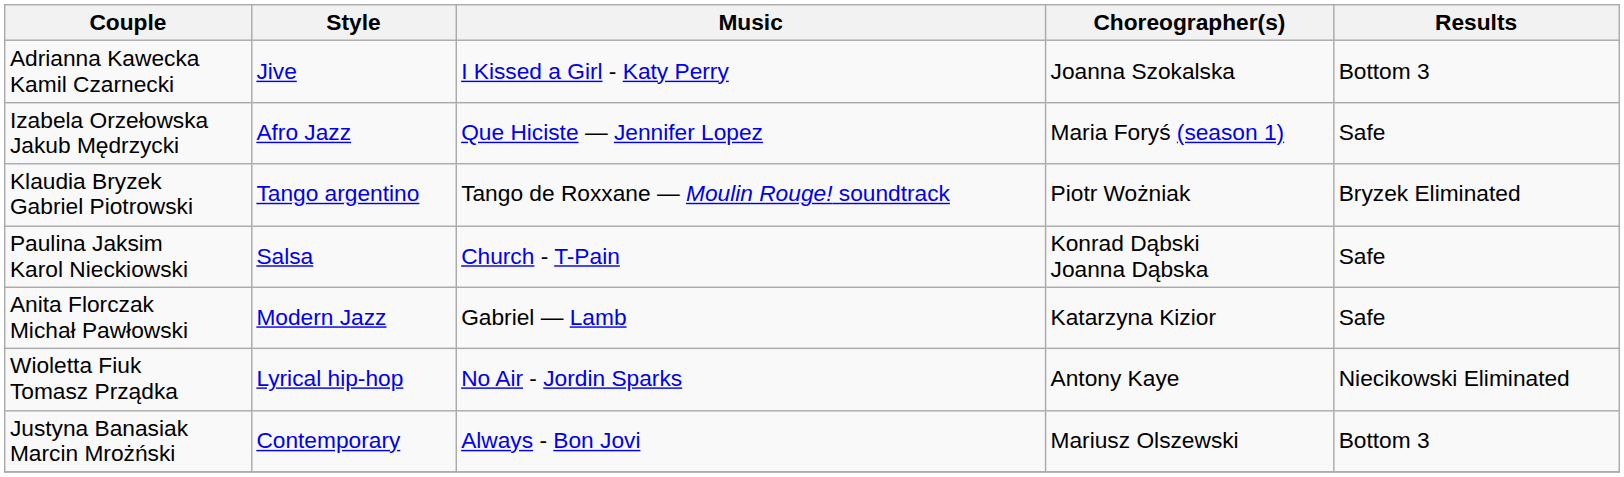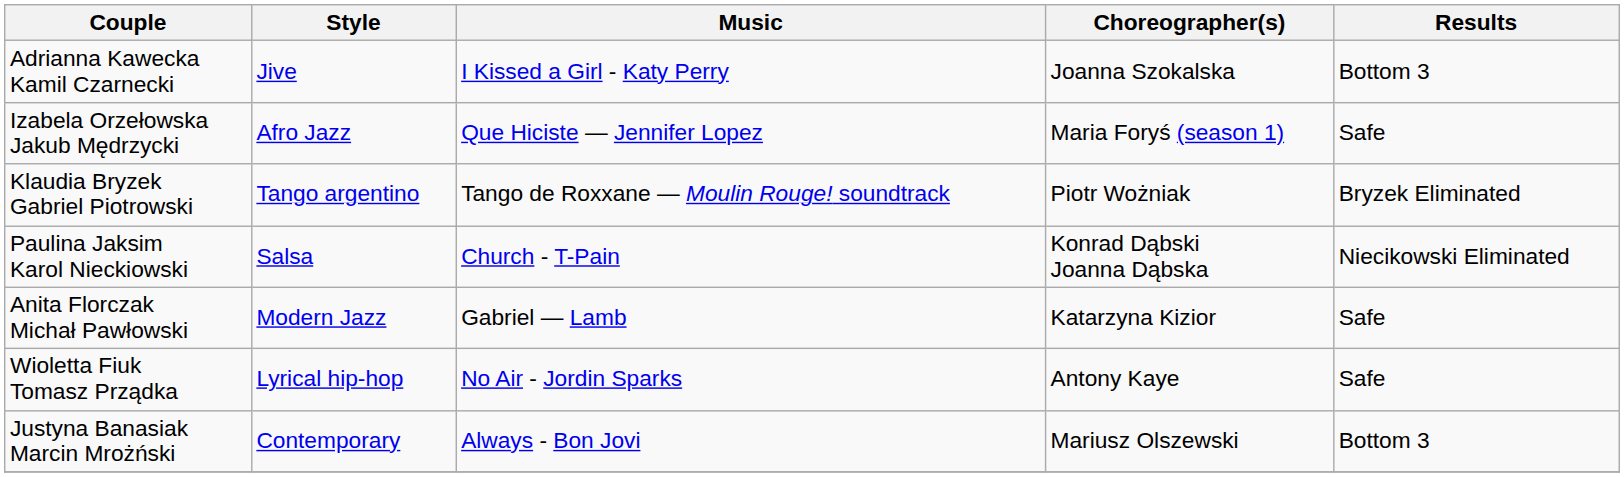(1362, 256) Safe -> (1454, 256) Niecikowski Eliminated
(1454, 379) Niecikowski Eliminated -> (1362, 379) Safe
